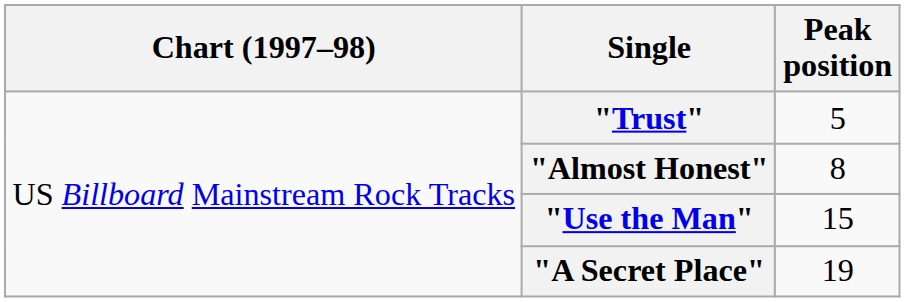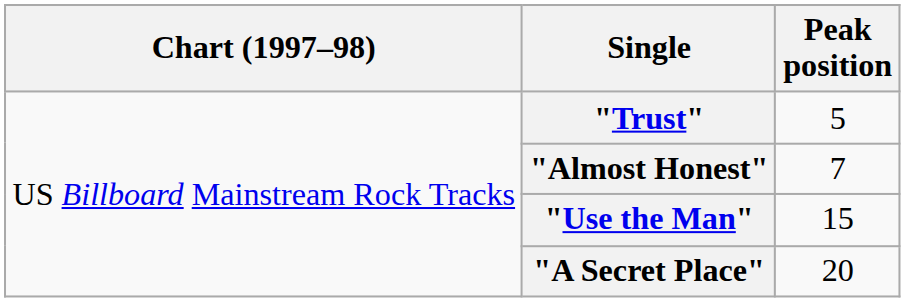(838, 168) 8 -> (838, 168) 7
(838, 270) 19 -> (838, 270) 20
